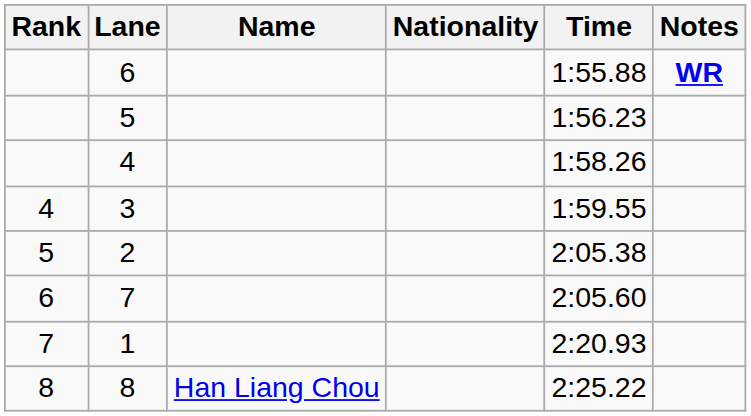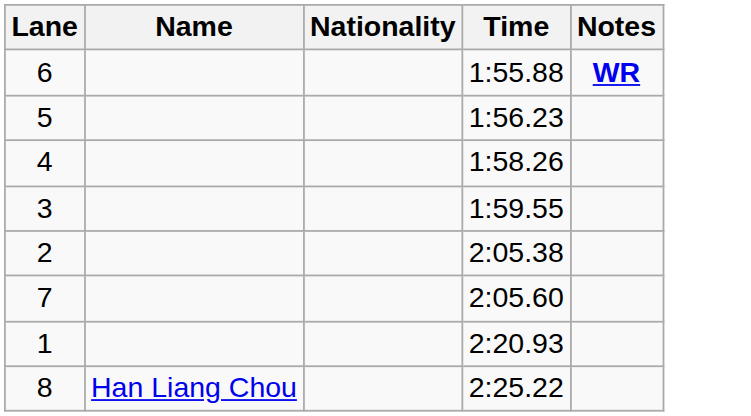- column: (46, 27)
